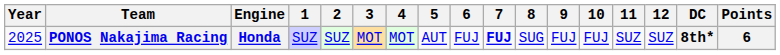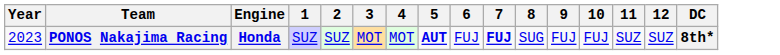- column: (747, 16)
(25, 38) 2025 -> (25, 38) 2023
(434, 38) normal -> (434, 38) bold
